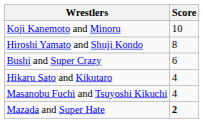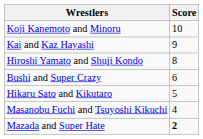+ row: (50, 45)
(175, 77) 4 -> (175, 93) 5
